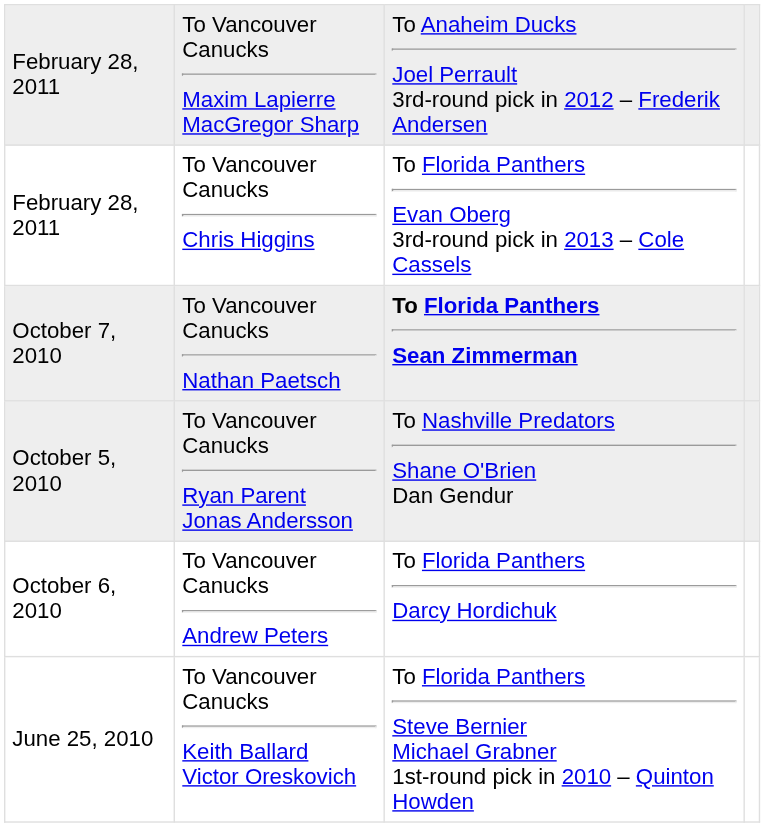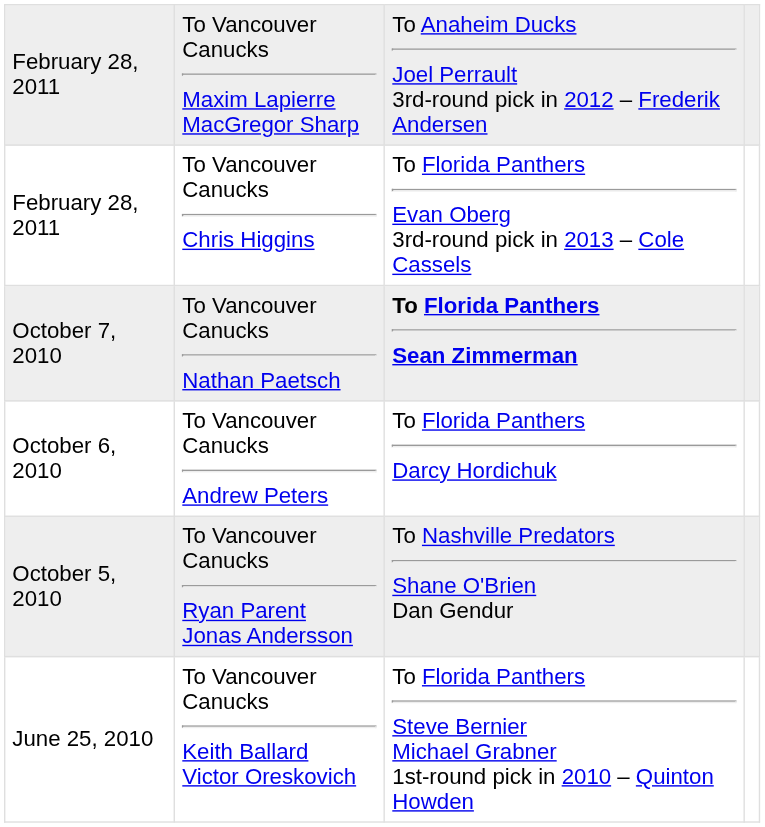rows swapped: (64, 598) <-> (64, 470)
